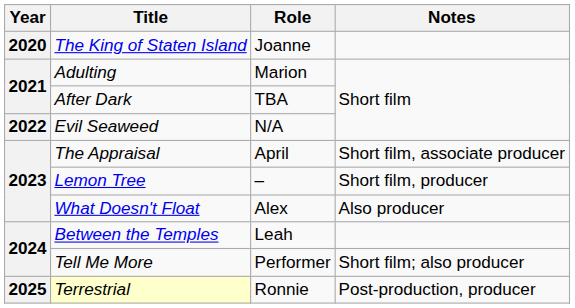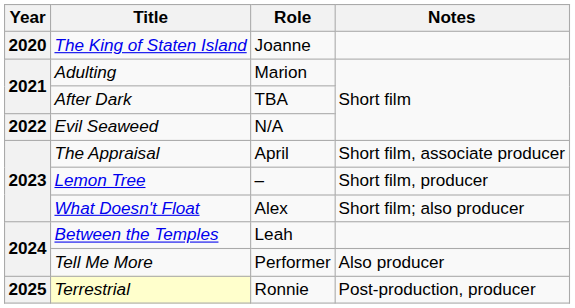(391, 208) Also producer -> (431, 208) Short film; also producer
(431, 262) Short film; also producer -> (391, 262) Also producer
